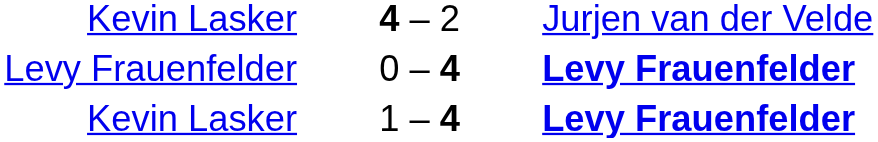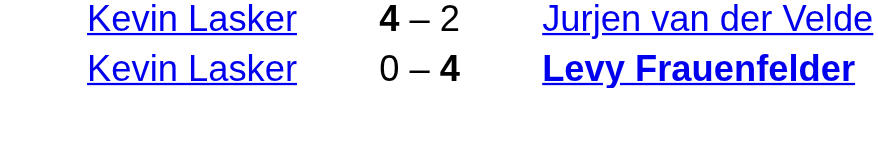(151, 68) Levy Frauenfelder -> (192, 68) Kevin Lasker
- row: (420, 118)
